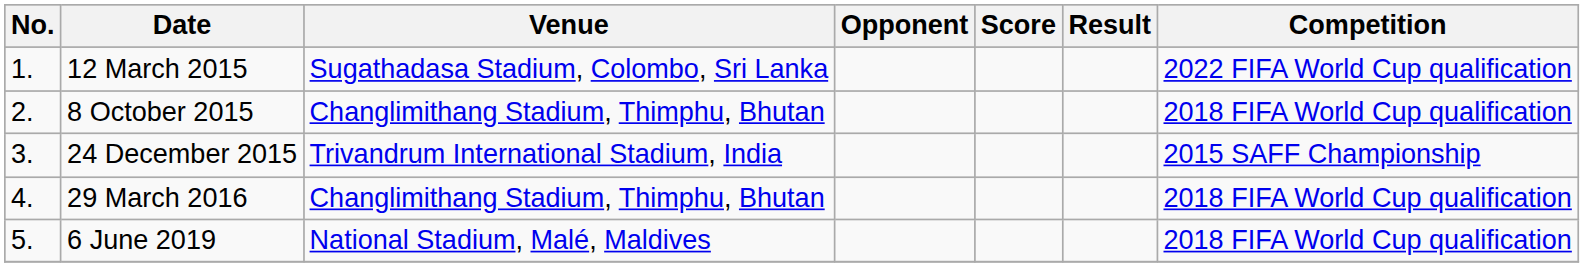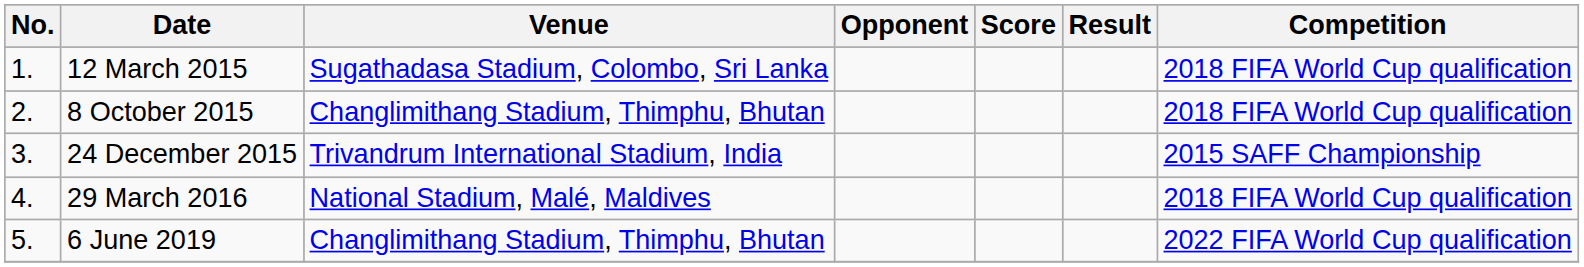(1368, 68) 2022 FIFA World Cup qualification -> (1368, 68) 2018 FIFA World Cup qualification
(567, 197) Changlimithang Stadium, Thimphu, Bhutan -> (510, 197) National Stadium, Malé, Maldives
(510, 240) National Stadium, Malé, Maldives -> (567, 240) Changlimithang Stadium, Thimphu, Bhutan
(1368, 240) 2018 FIFA World Cup qualification -> (1368, 240) 2022 FIFA World Cup qualification
